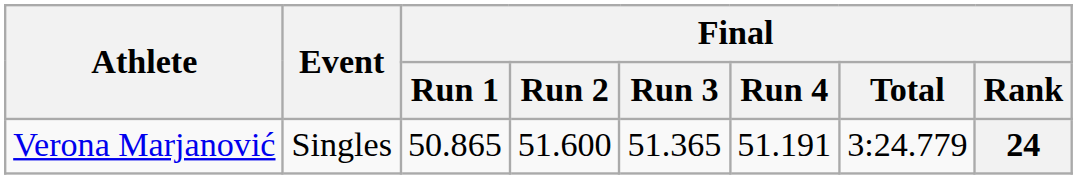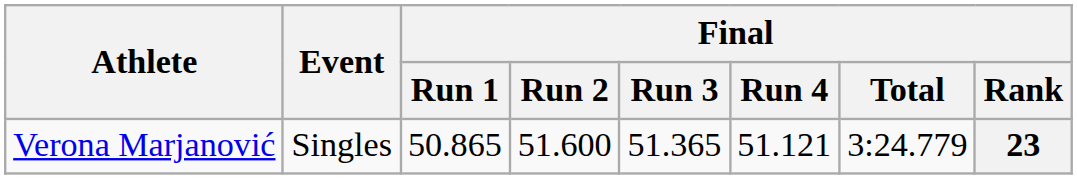(784, 145) 51.191 -> (784, 145) 51.121
(1023, 145) 24 -> (1023, 145) 23
